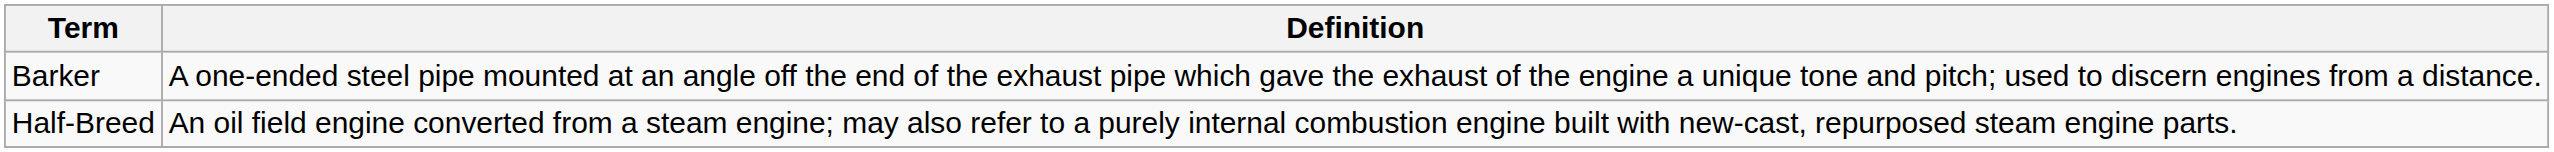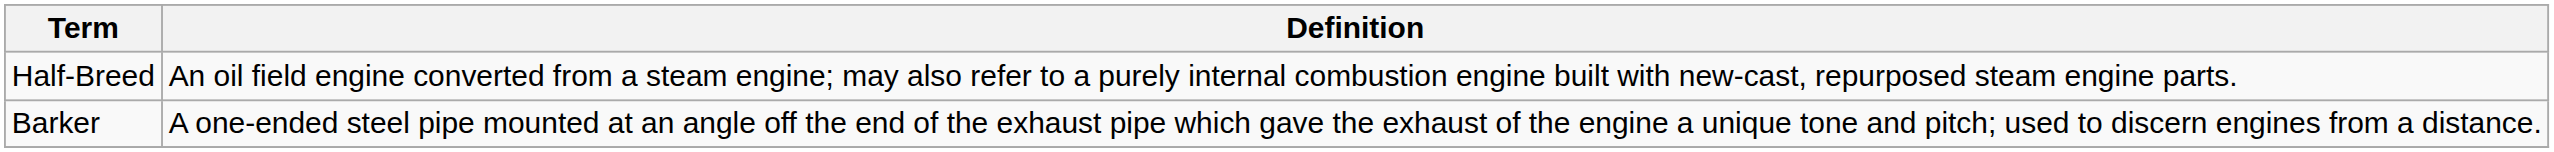rows swapped: (56, 75) <-> (83, 123)
